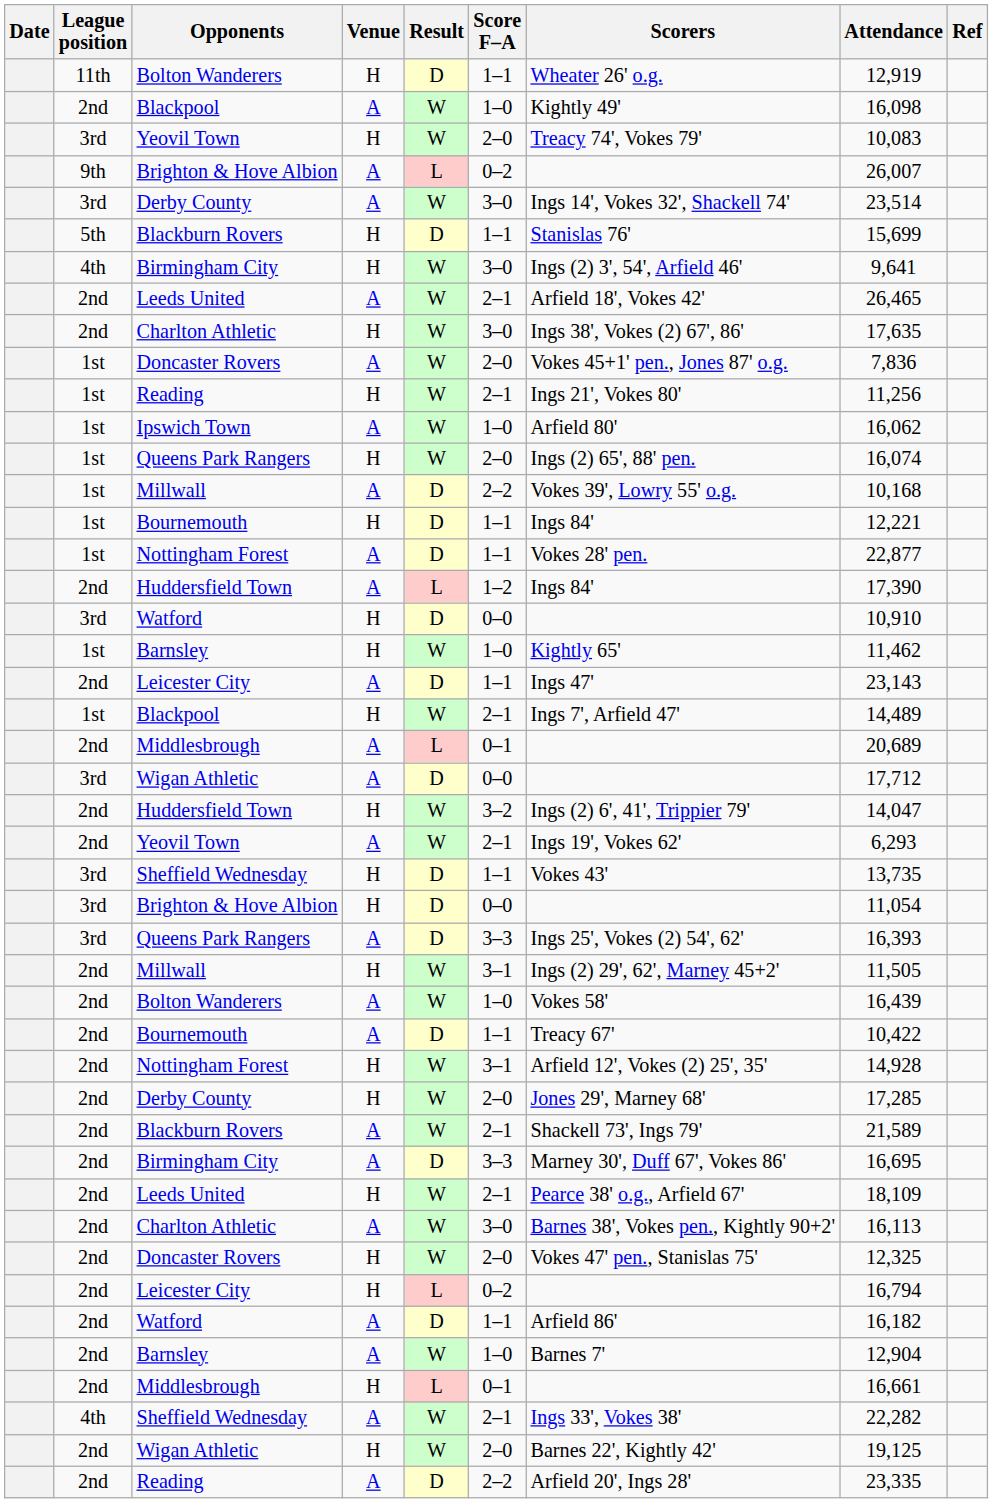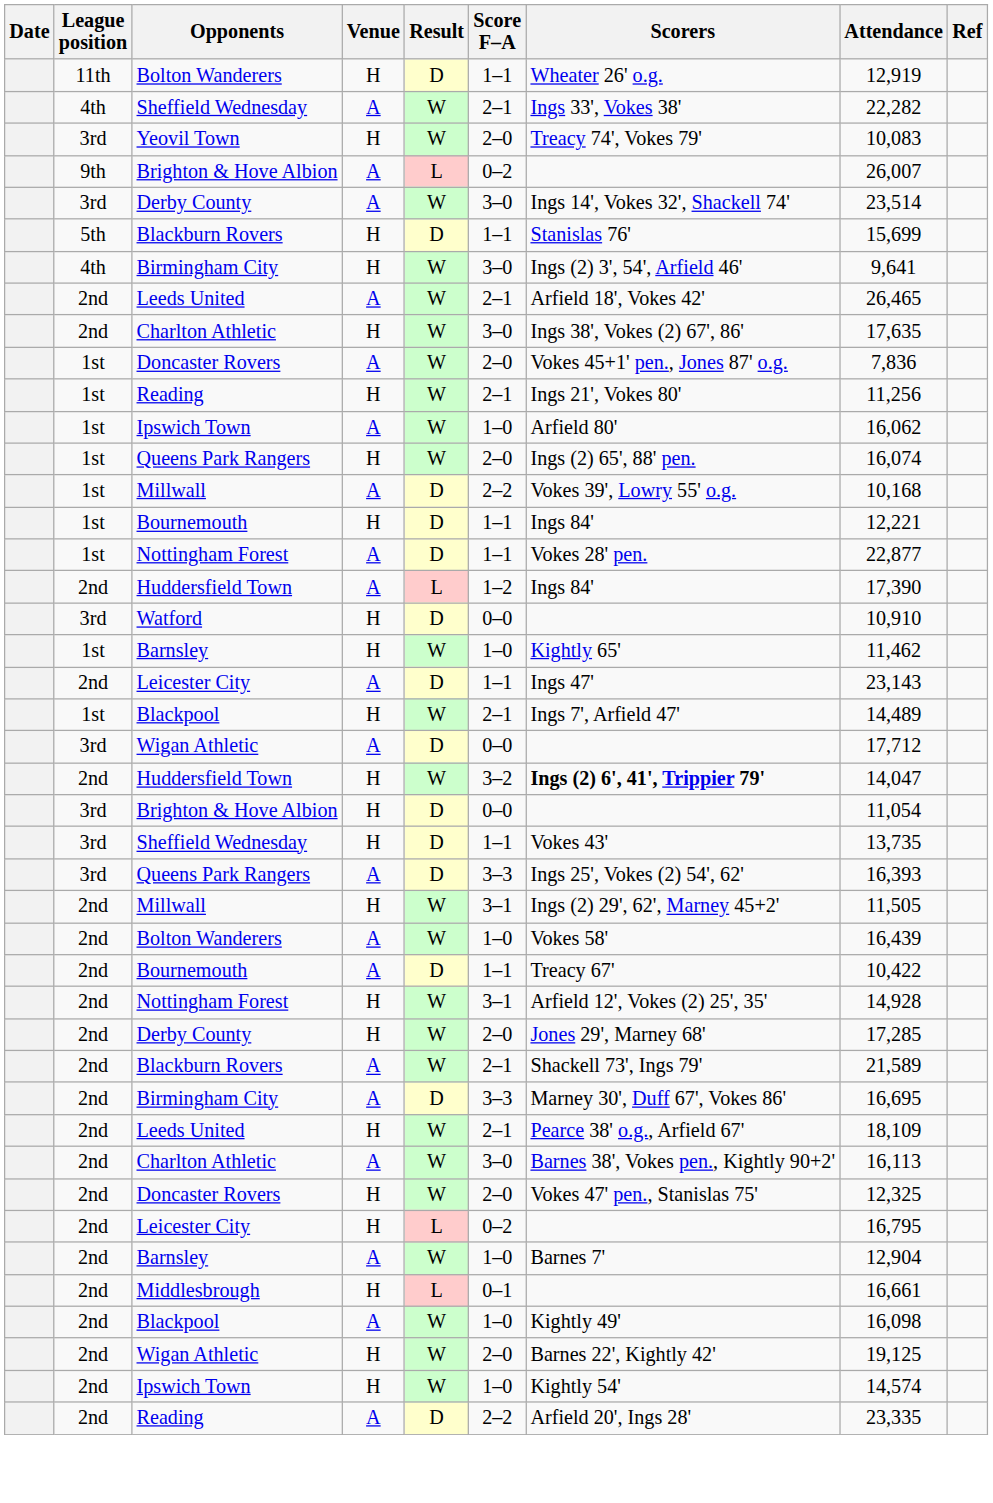rows swapped: (222, 1417) <-> (178, 107)
- row: (198, 746)
(640, 810) normal -> (648, 778) bold
- row: (188, 842)
rows swapped: (222, 874) <-> (237, 906)
(894, 1290) 16,794 -> (894, 1226) 16,795
- row: (169, 1322)
+ row: (194, 1386)
